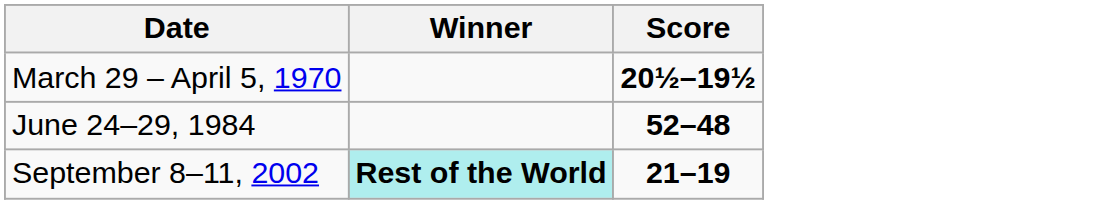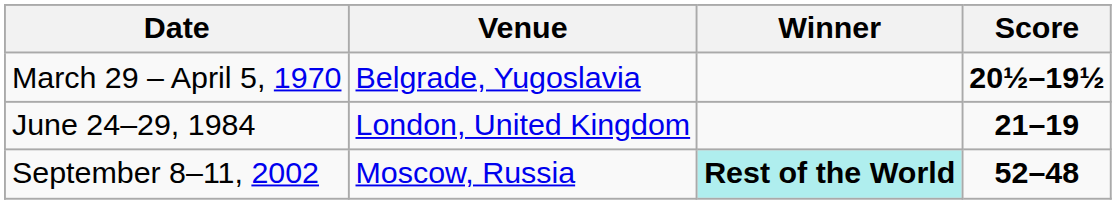+ column: (523, 28)
(688, 125) 52–48 -> (1037, 125) 21–19
(688, 173) 21–19 -> (1037, 173) 52–48
